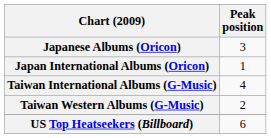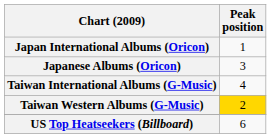rows swapped: (112, 47) <-> (112, 66)
(243, 104) no background -> (243, 104) gold background
